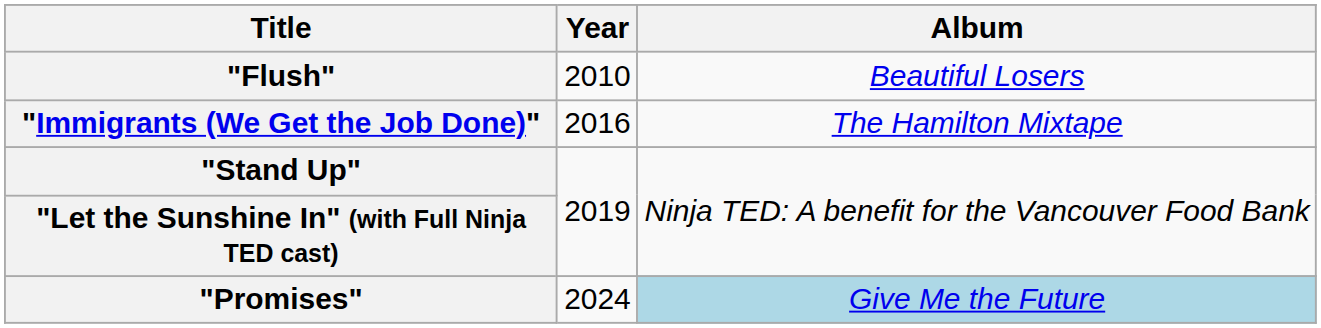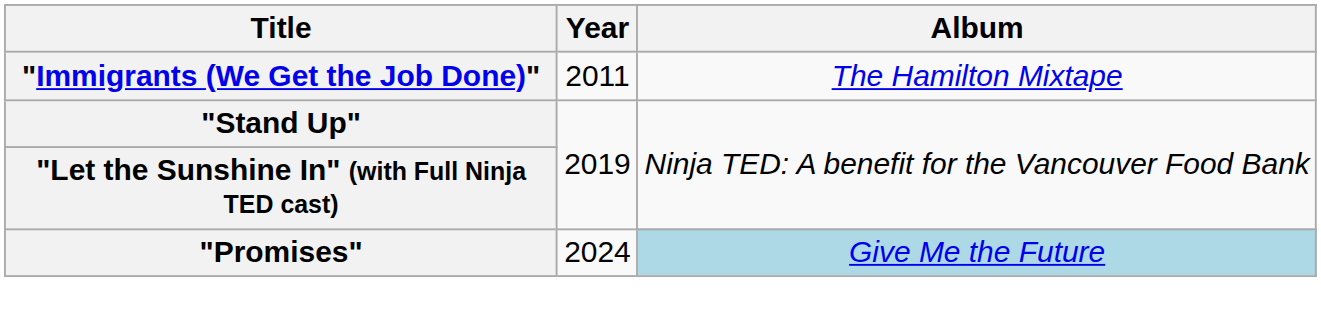- row: (281, 75)
(597, 123) 2016 -> (597, 75) 2011
